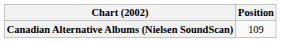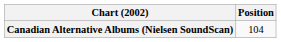(256, 29) 109 -> (256, 29) 104
